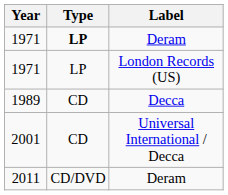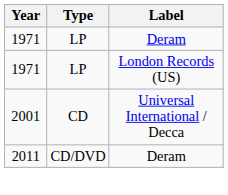(78, 38) bold -> (78, 38) normal
- row: (26, 100)
